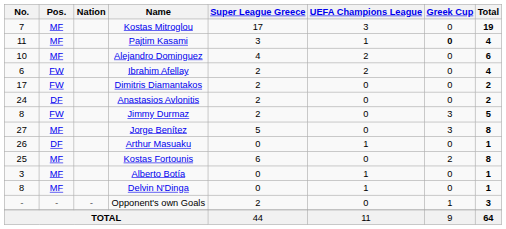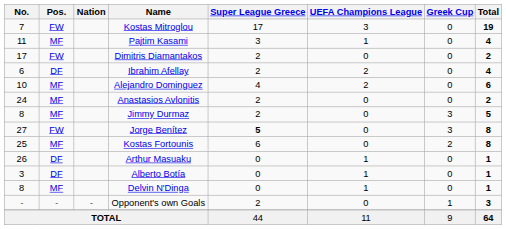(56, 27) MF -> (56, 27) FW
(450, 41) bold -> (450, 41) normal
rows swapped: (158, 56) <-> (158, 85)
(56, 71) FW -> (56, 71) DF
(56, 100) DF -> (56, 100) MF
(56, 115) FW -> (56, 115) MF
(56, 129) MF -> (56, 129) FW
(258, 129) normal -> (258, 129) bold
rows swapped: (158, 144) <-> (158, 159)
(56, 173) MF -> (56, 173) DF
